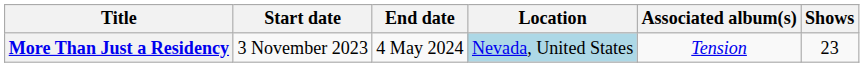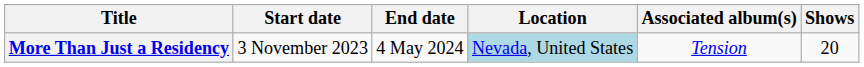(830, 47) 23 -> (830, 47) 20
